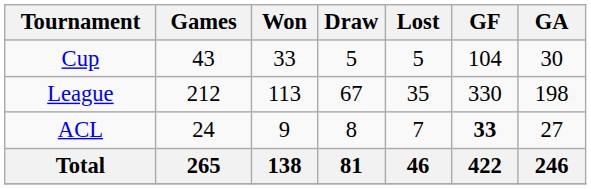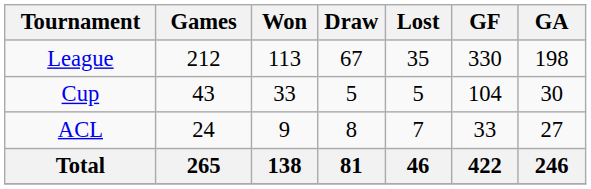rows swapped: (80, 93) <-> (80, 58)
(485, 129) bold -> (485, 129) normal
